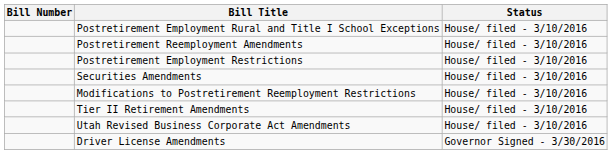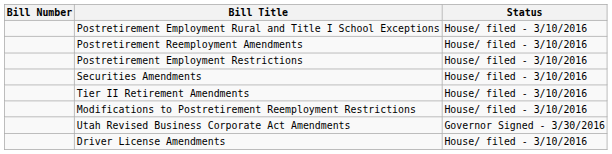rows swapped: (246, 93) <-> (163, 109)
(516, 125) House/ filed - 3/10/2016 -> (525, 125) Governor Signed - 3/30/2016
(525, 141) Governor Signed - 3/30/2016 -> (516, 141) House/ filed - 3/10/2016
